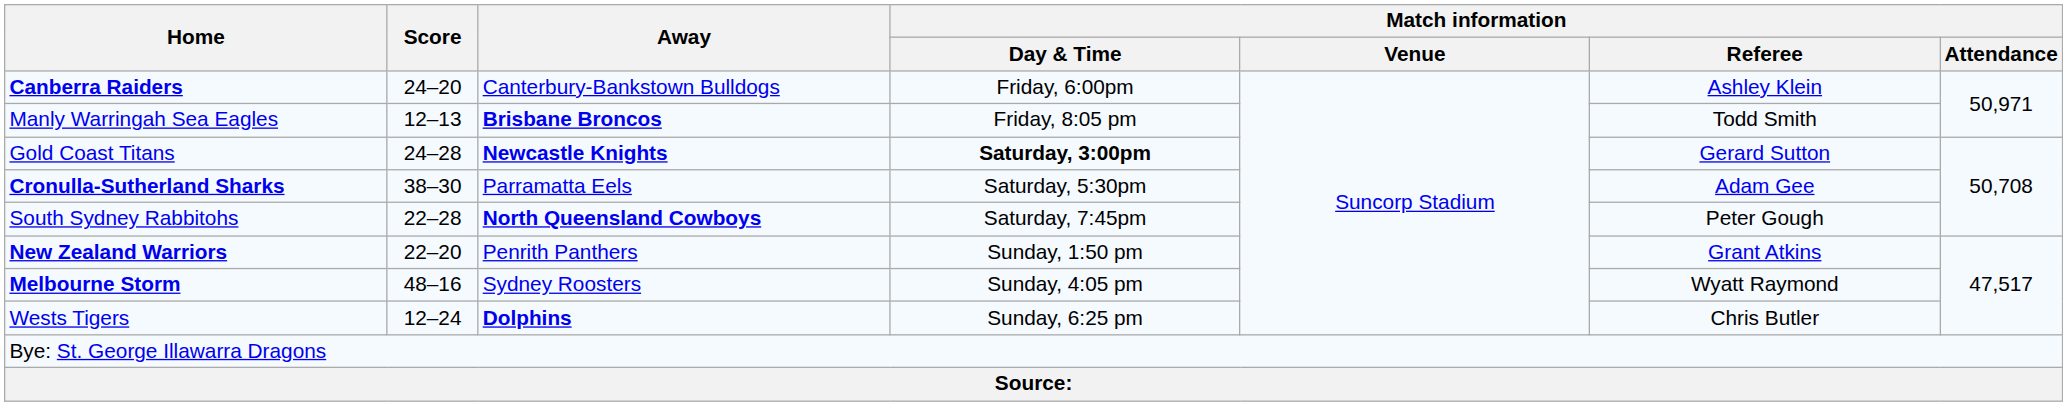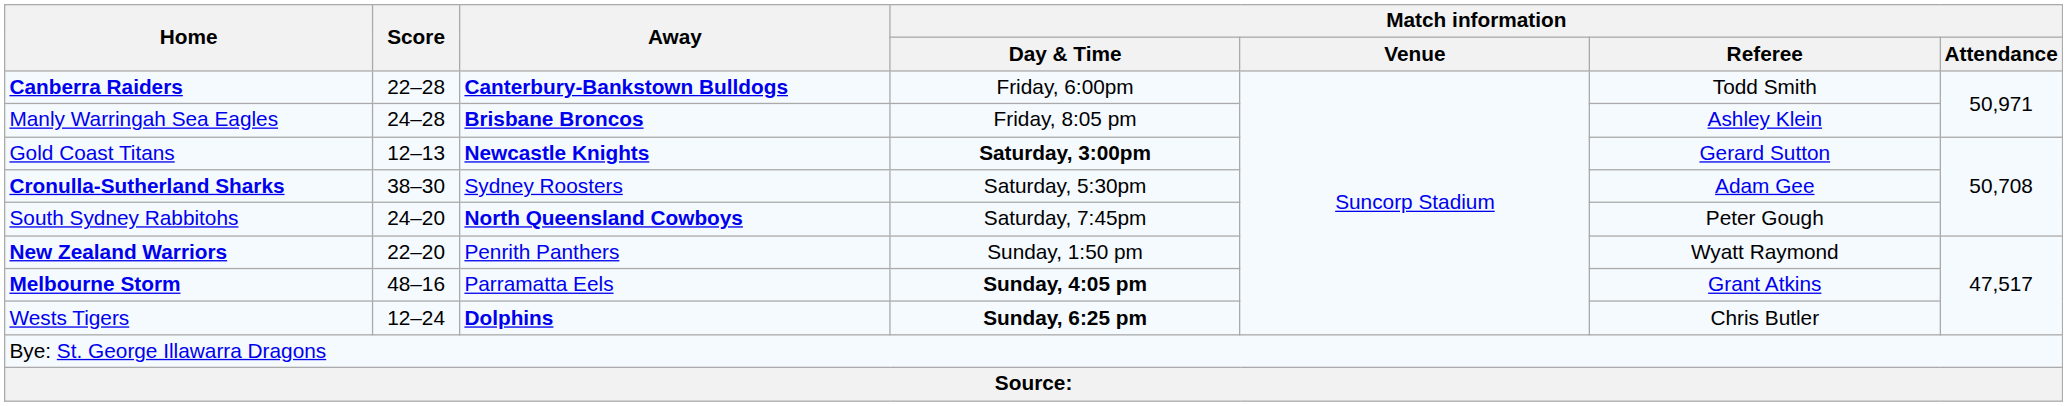(433, 86) 24–20 -> (416, 86) 22–28
(631, 86) normal -> (626, 86) bold
(1765, 86) Ashley Klein -> (1765, 86) Todd Smith
(433, 119) 12–13 -> (416, 119) 24–28
(1765, 119) Todd Smith -> (1765, 119) Ashley Klein
(433, 152) 24–28 -> (416, 152) 12–13
(557, 185) Parramatta Eels -> (544, 185) Sydney Roosters
(433, 218) 22–28 -> (416, 218) 24–20
(1765, 251) Grant Atkins -> (1765, 251) Wyatt Raymond
(562, 284) Sydney Roosters -> (539, 284) Parramatta Eels
(1065, 284) normal -> (1065, 284) bold
(1765, 284) Wyatt Raymond -> (1765, 284) Grant Atkins
(1065, 317) normal -> (1065, 317) bold
